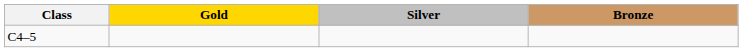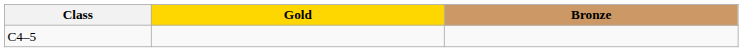- column: (424, 15)
